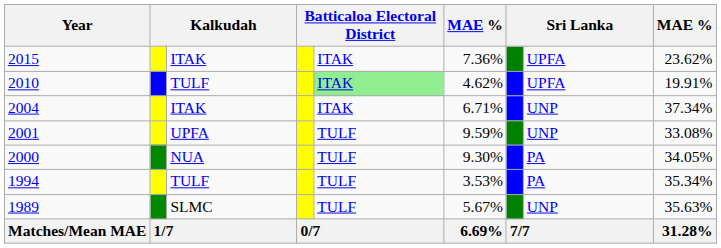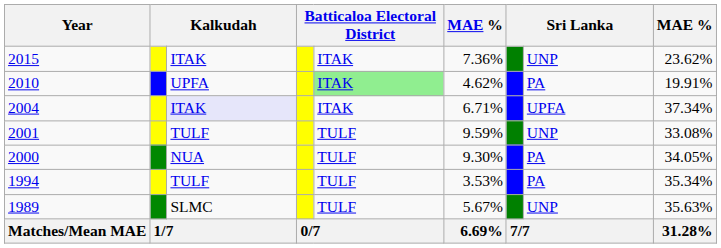(546, 58) UPFA -> (542, 58) UNP
(190, 83) TULF -> (190, 83) UPFA
(546, 83) UPFA -> (536, 83) PA
(188, 108) no background -> (188, 108) lavender background
(542, 108) UNP -> (546, 108) UPFA
(190, 132) UPFA -> (190, 132) TULF
